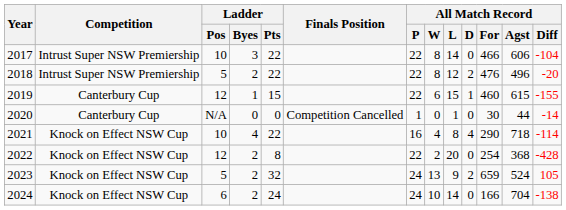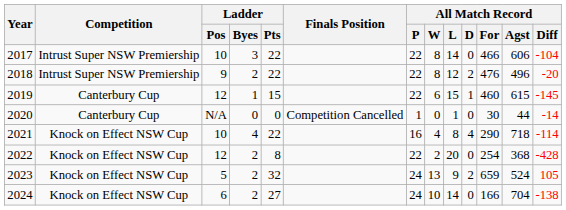(224, 74) 5 -> (224, 74) 9
(547, 94) -155 -> (547, 94) -145
(274, 194) 24 -> (274, 194) 27
